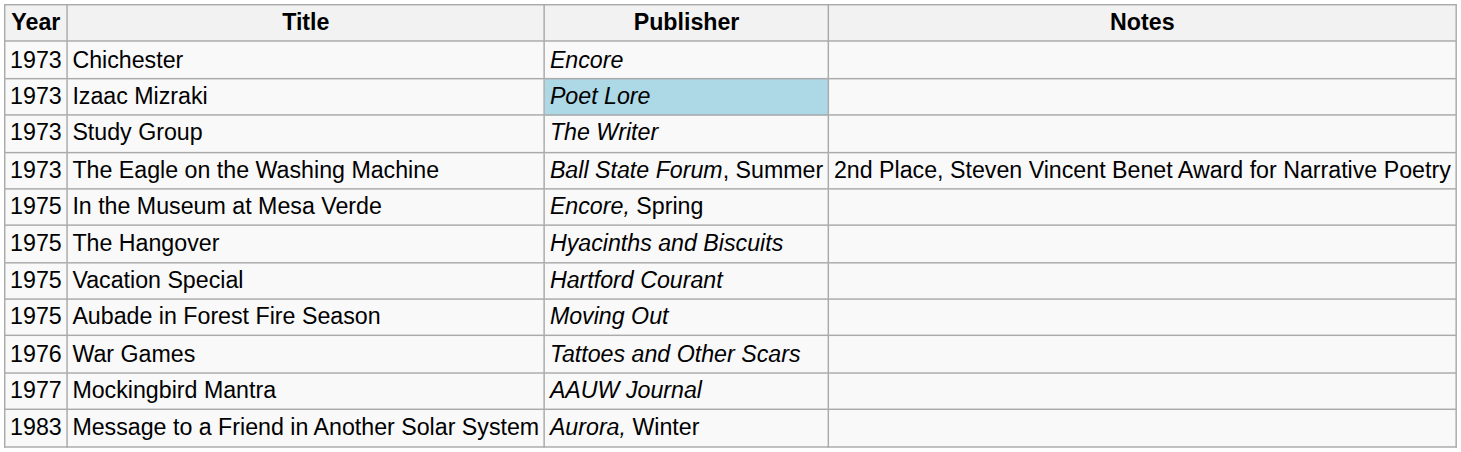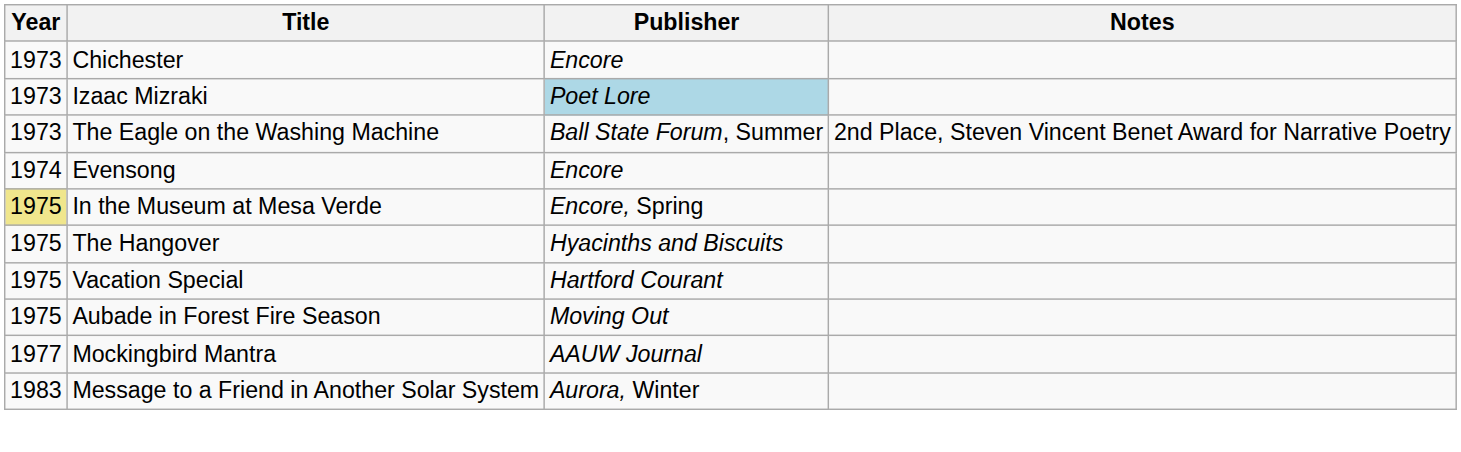- row: (138, 133)
+ row: (124, 170)
(36, 206) no background -> (36, 206) khaki background
- row: (134, 354)
